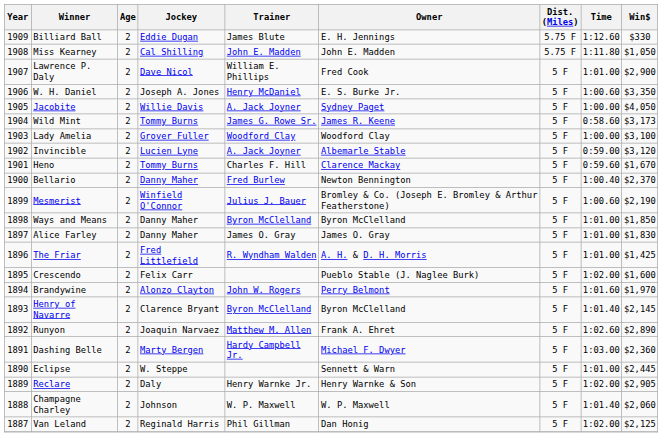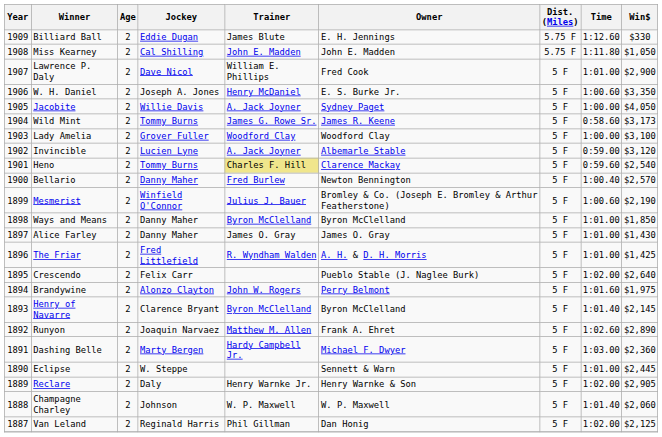(266, 165) no background -> (266, 165) khaki background
(640, 165) $1,670 -> (640, 165) $2,540
(640, 180) $2,370 -> (640, 180) $2,570
(640, 235) $1,830 -> (640, 235) $1,430
(640, 275) $1,600 -> (640, 275) $2,640
(640, 289) $1,970 -> (640, 289) $1,975
